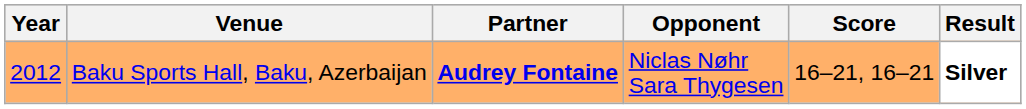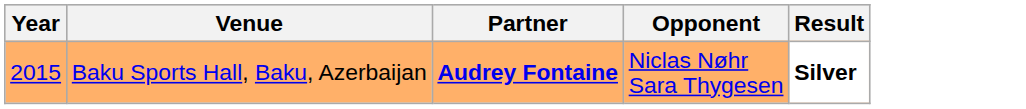- column: (864, 23)
(36, 72) 2012 -> (36, 72) 2015
